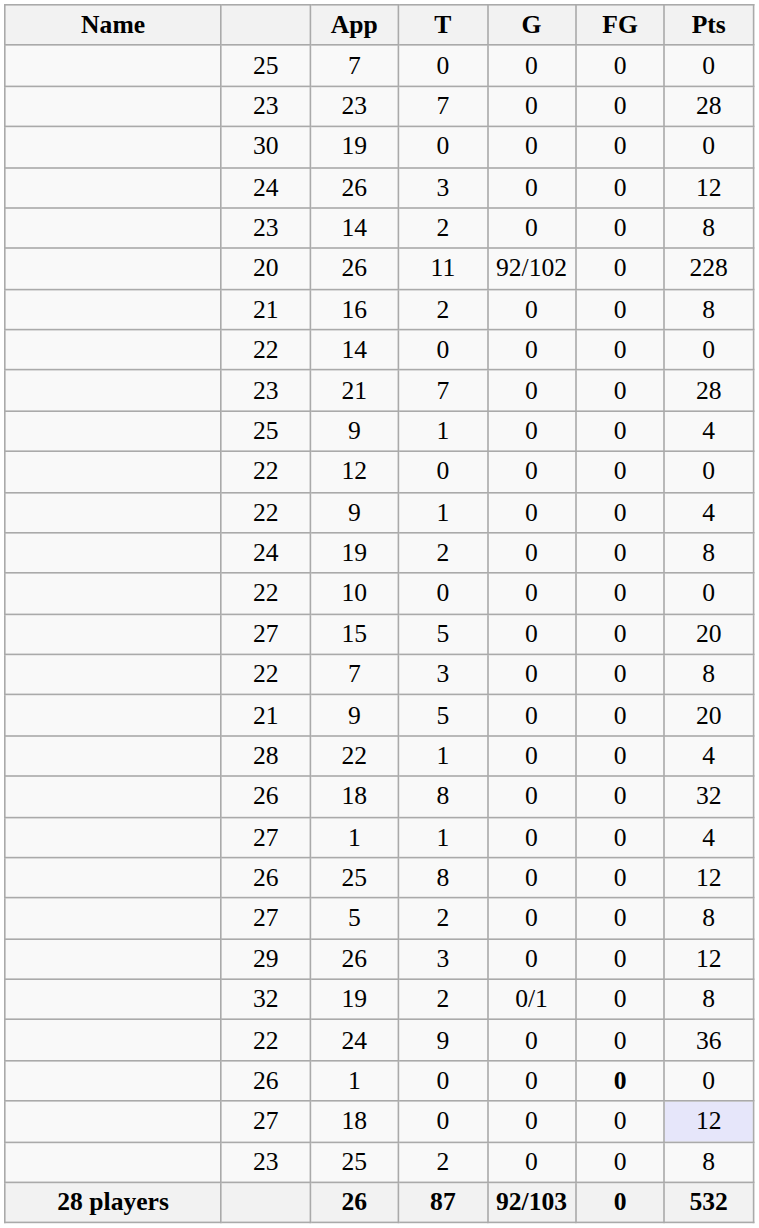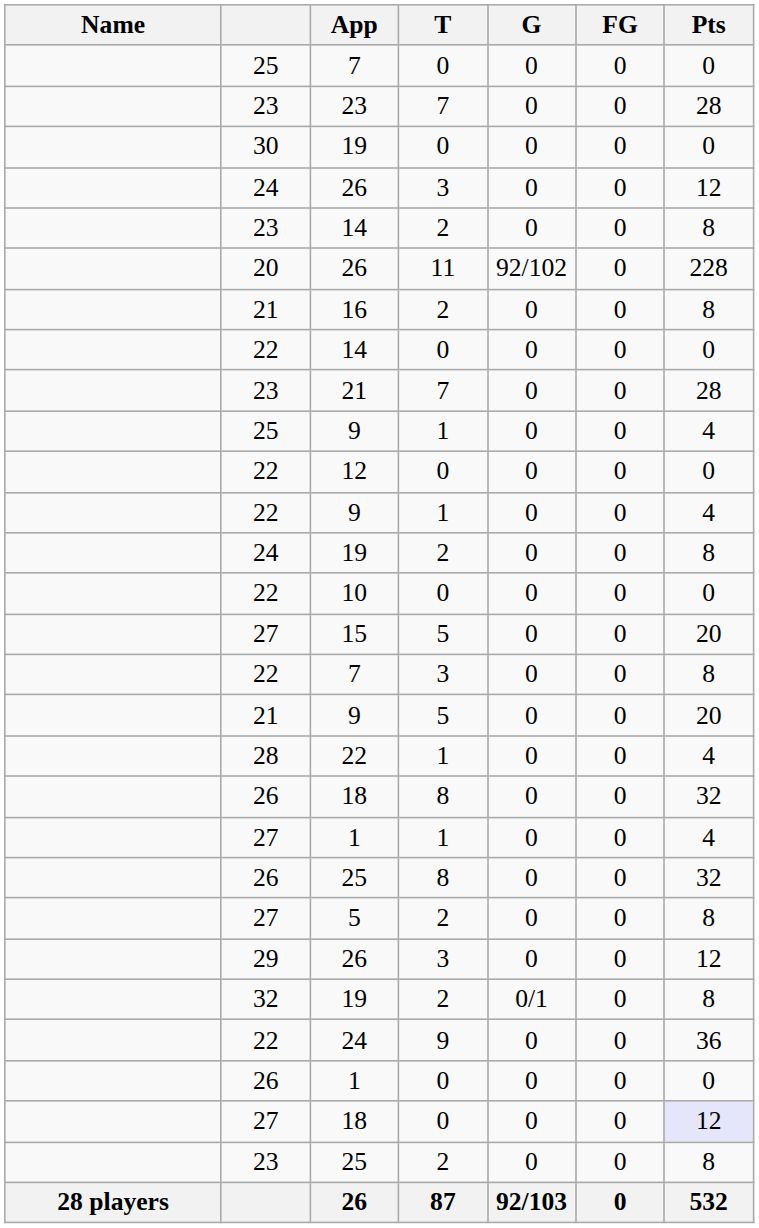(709, 877) 12 -> (709, 877) 32
(620, 1080) bold -> (620, 1080) normal
